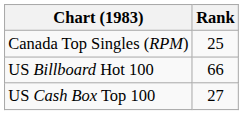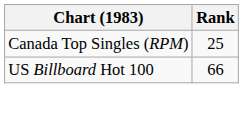- row: (82, 95)
